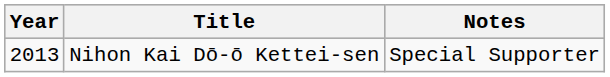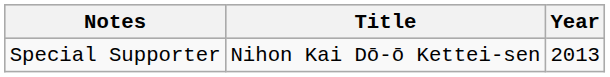columns swapped: (35, 22) <-> (495, 22)
